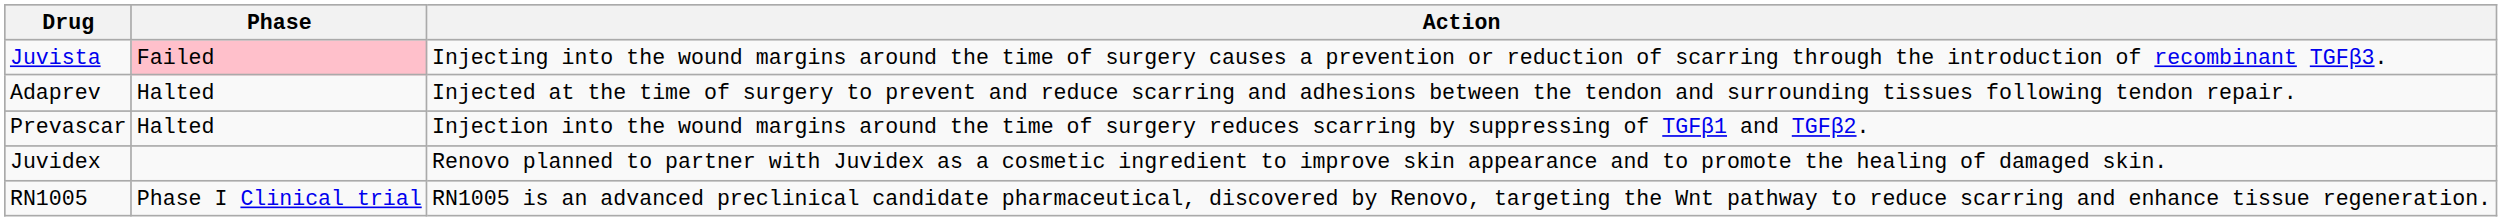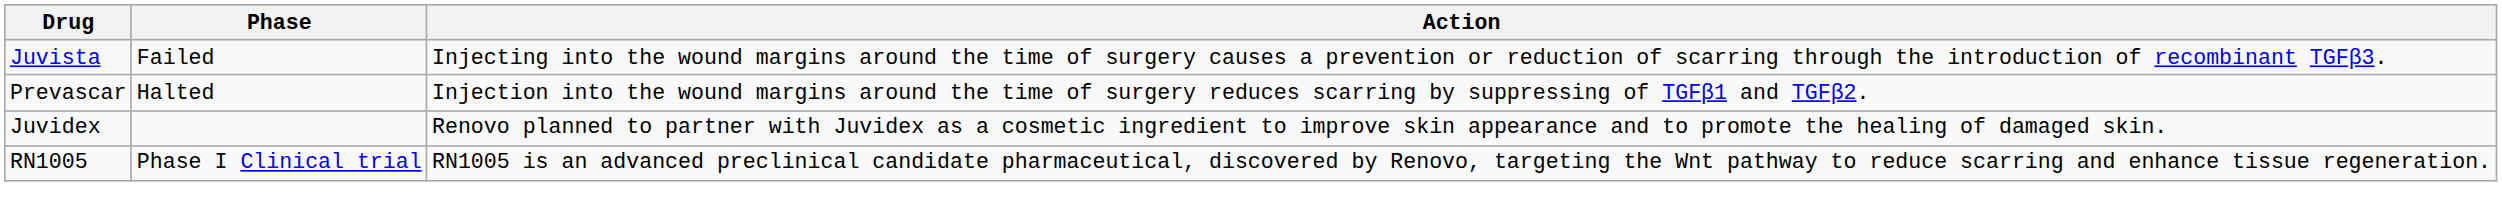(176, 58) pink background -> (176, 58) no background
- row: (55, 93)
